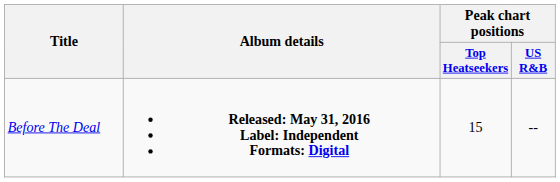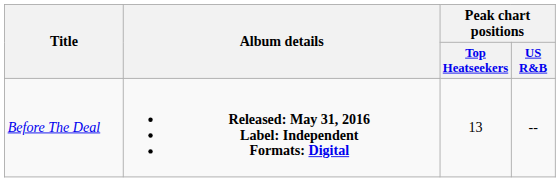(475, 127) 15 -> (475, 127) 13
